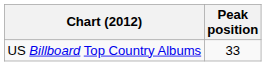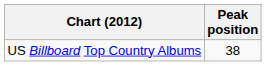(233, 50) 33 -> (233, 50) 38
